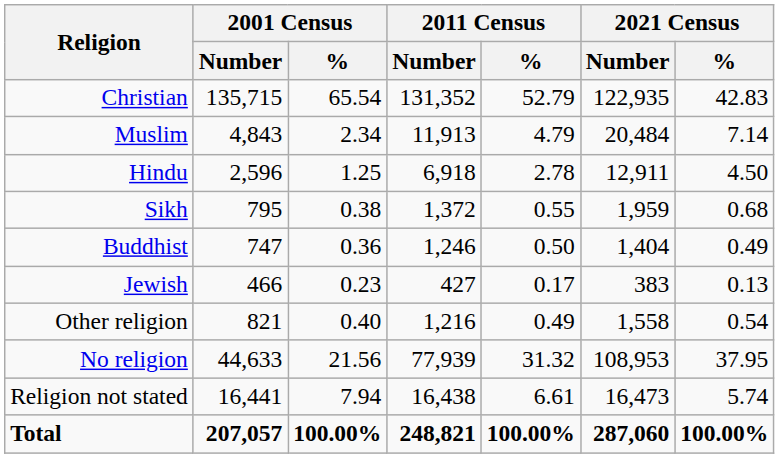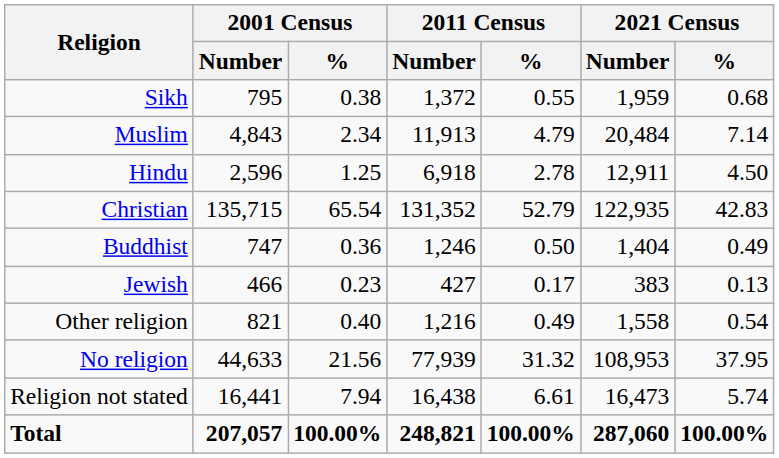rows swapped: (145, 97) <-> (166, 209)
